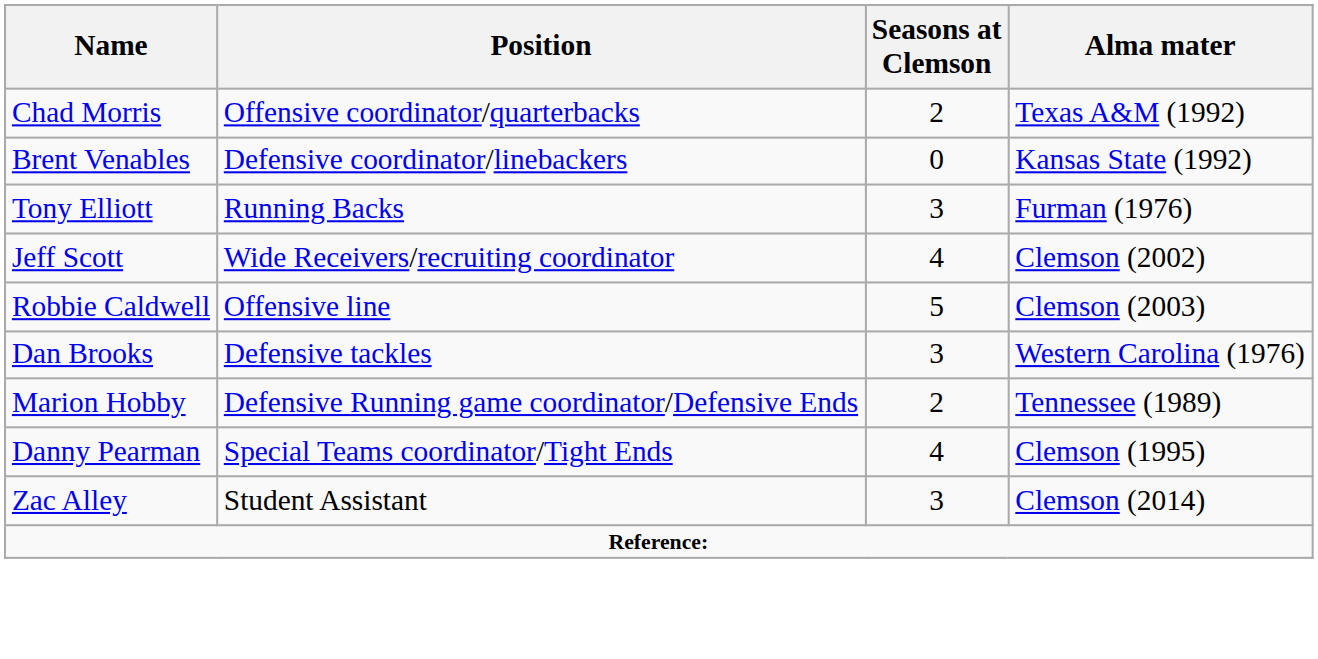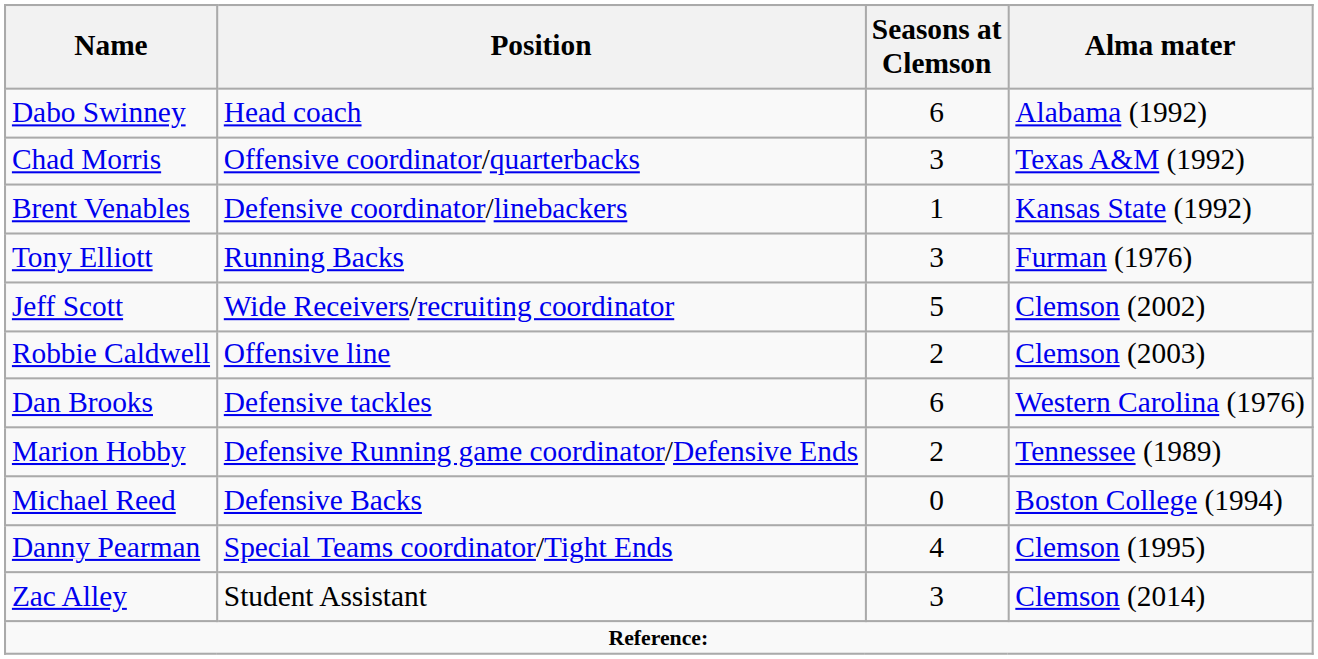+ row: (99, 112)
(937, 112) 2 -> (937, 160) 3
(937, 160) 0 -> (937, 209) 1
(937, 257) 4 -> (937, 306) 5
(937, 306) 5 -> (937, 354) 2
(937, 354) 3 -> (937, 402) 6
+ row: (94, 499)
